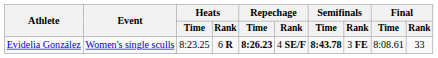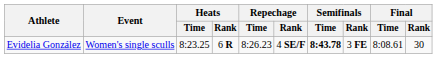(257, 45) bold -> (256, 45) normal
(420, 45) 33 -> (419, 45) 30
